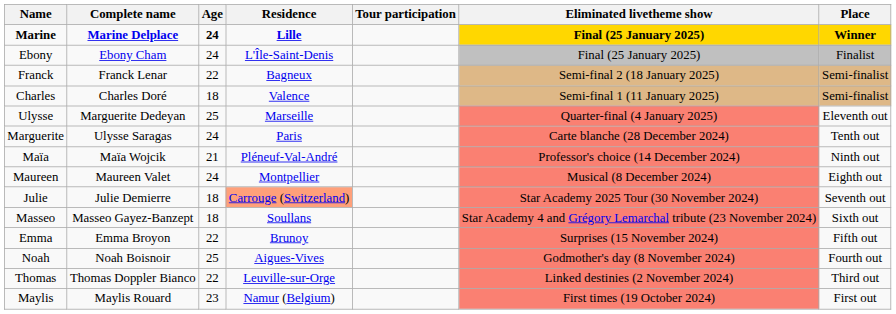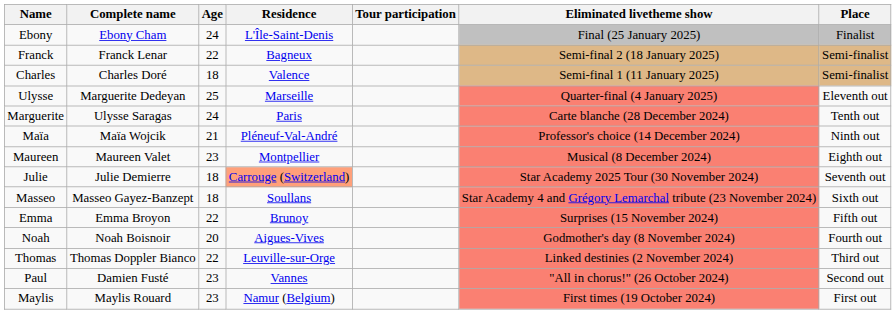- row: (36, 34)
(212, 177) 24 -> (212, 156) 23
(212, 258) 25 -> (212, 237) 20
+ row: (36, 278)
